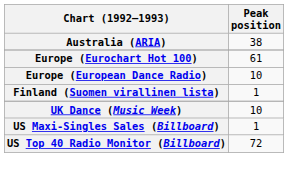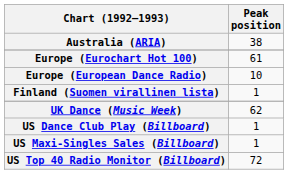(256, 110) 10 -> (256, 110) 62
+ row: (116, 127)
